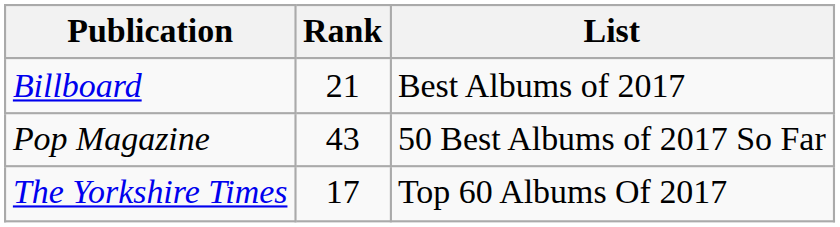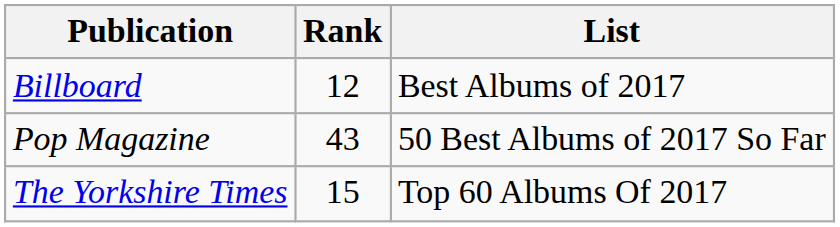(343, 85) 21 -> (343, 85) 12
(343, 192) 17 -> (343, 192) 15
